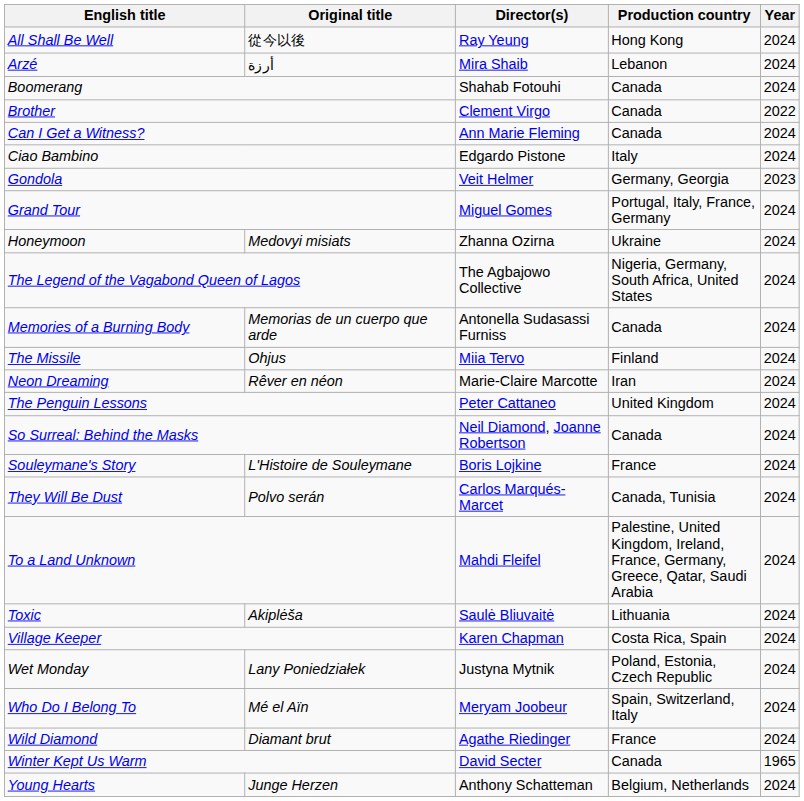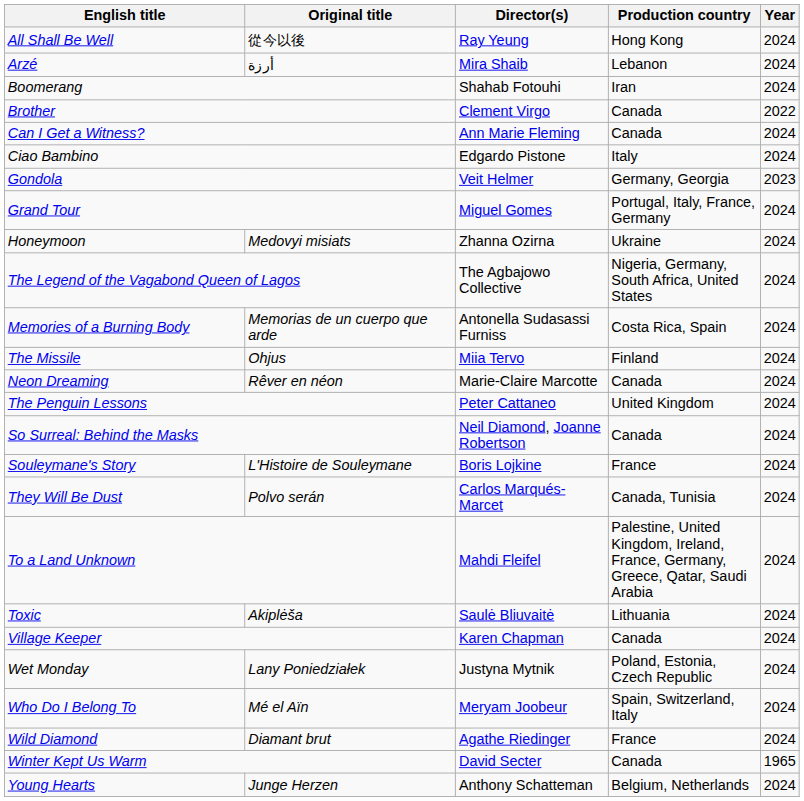(637, 88) Canada -> (624, 88) Iran
(637, 327) Canada -> (669, 327) Costa Rica, Spain
(624, 381) Iran -> (637, 381) Canada
(669, 638) Costa Rica, Spain -> (637, 638) Canada
